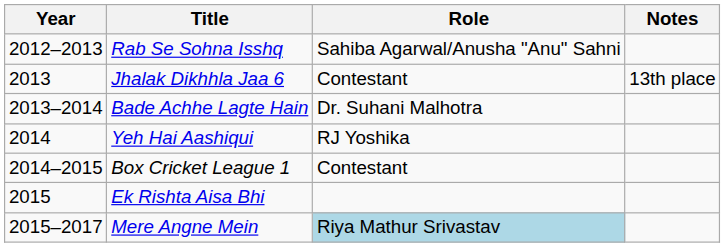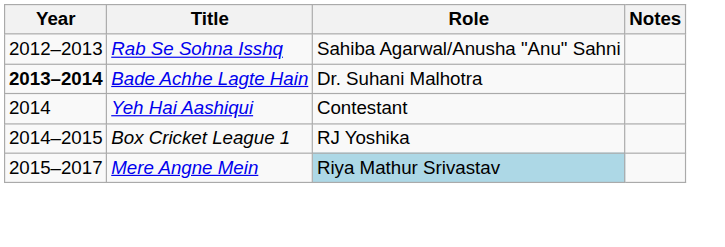- row: (198, 78)
(56, 108) normal -> (56, 78) bold
(363, 138) RJ Yoshika -> (362, 108) Contestant
(362, 167) Contestant -> (363, 138) RJ Yoshika
- row: (188, 197)
